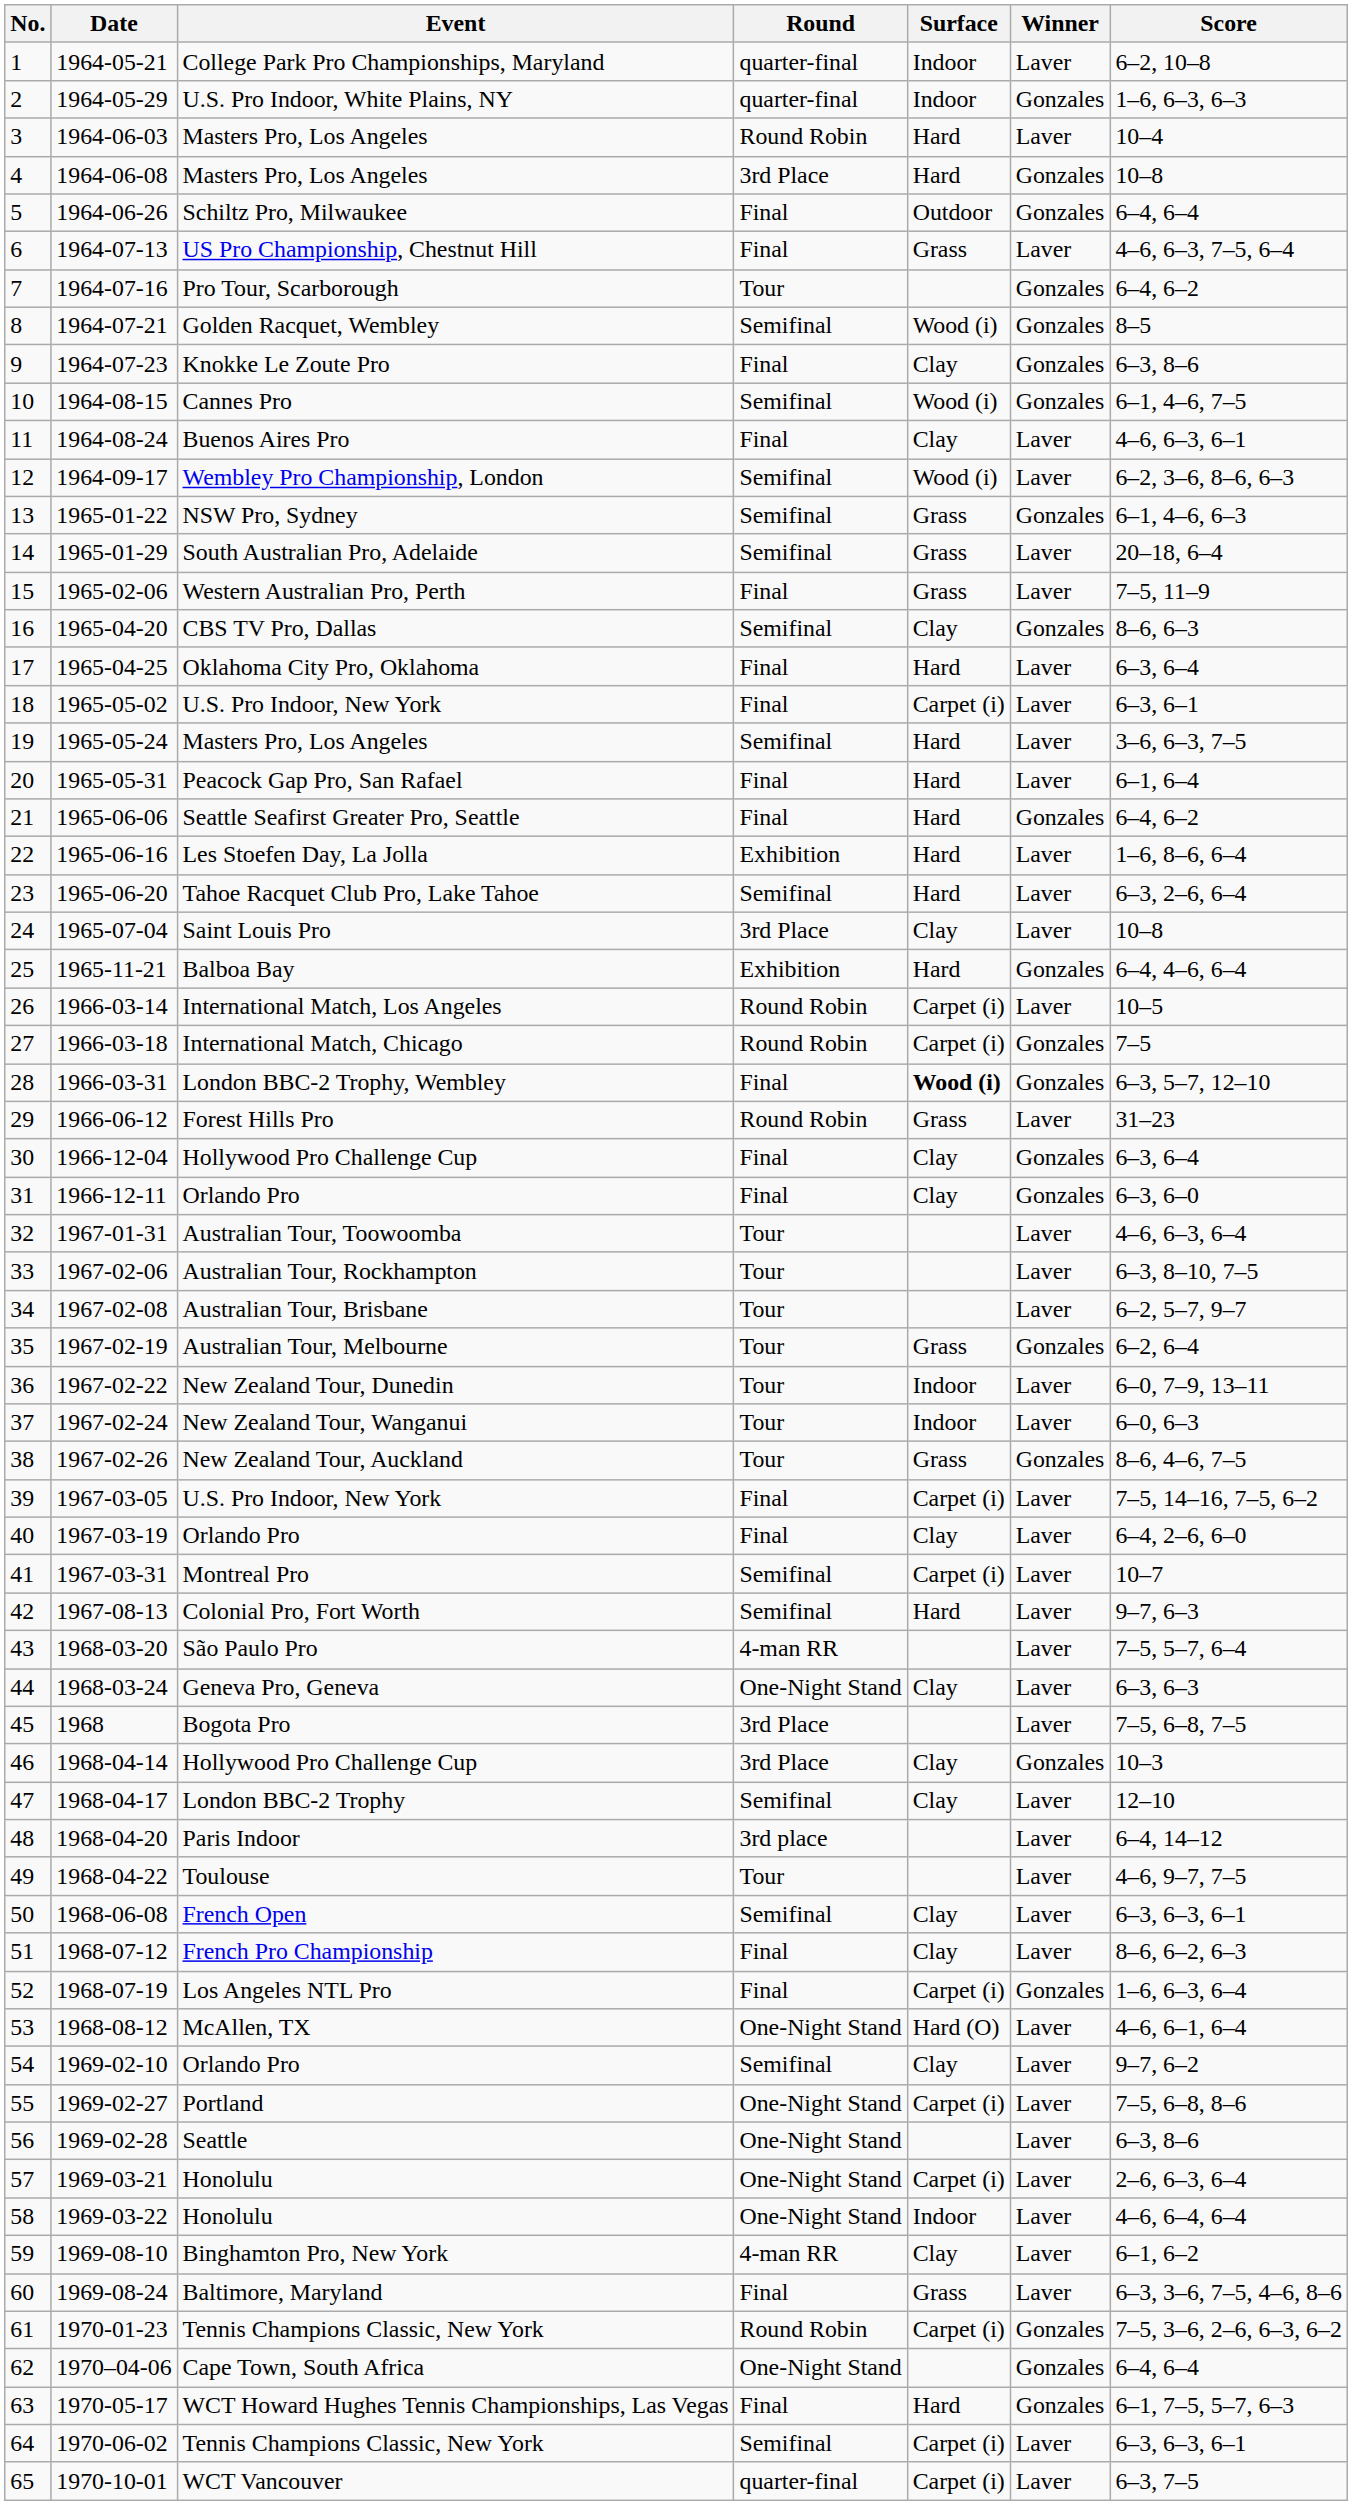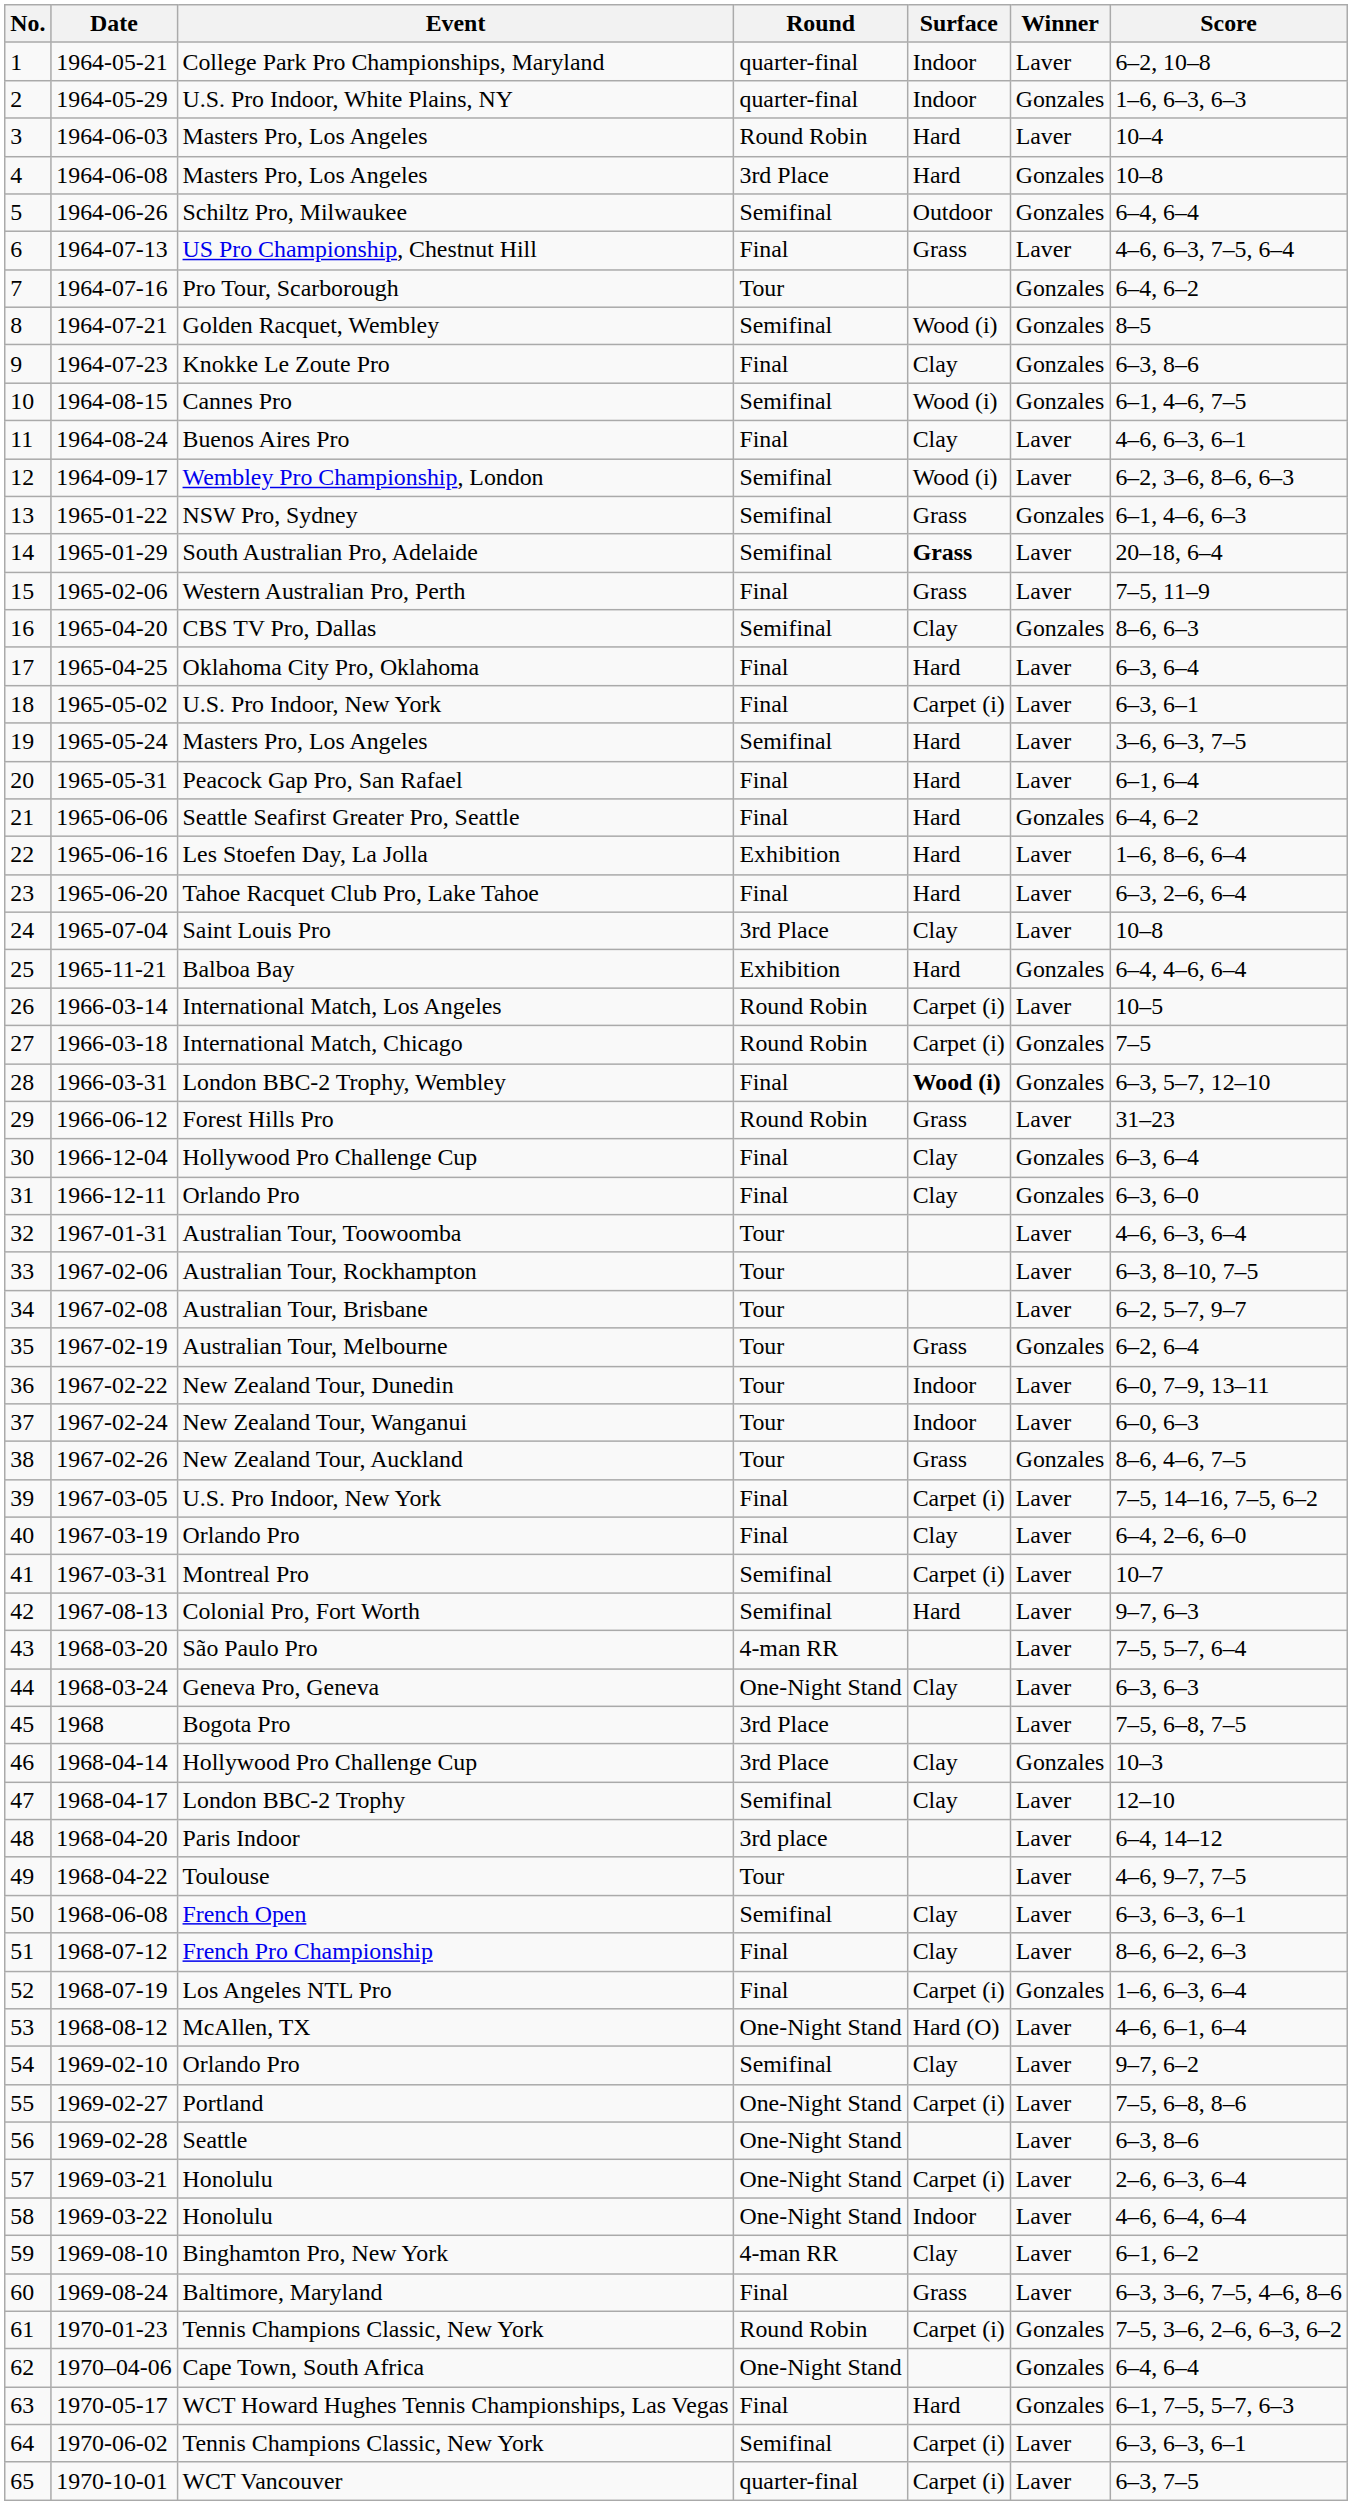(764, 212) Final -> (786, 212) Semifinal
(940, 552) normal -> (942, 552) bold
(786, 893) Semifinal -> (764, 893) Final
